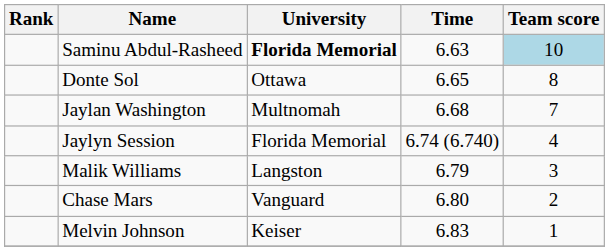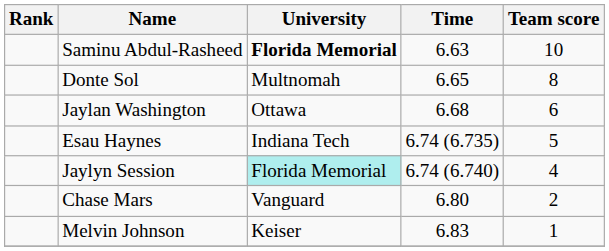(554, 49) lightblue background -> (554, 49) no background
(279, 79) Ottawa -> (296, 79) Multnomah
(296, 110) Multnomah -> (279, 110) Ottawa
(554, 110) 7 -> (554, 110) 6
+ row: (112, 140)
(319, 140) no background -> (319, 170) paleturquoise background
- row: (122, 170)
